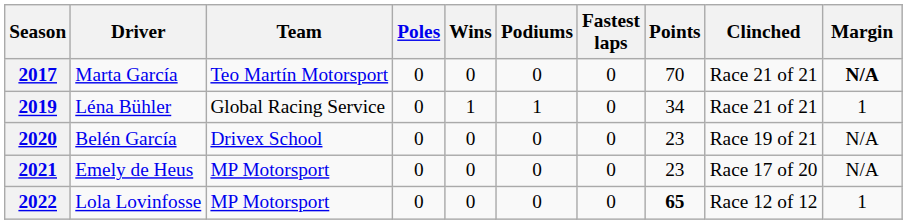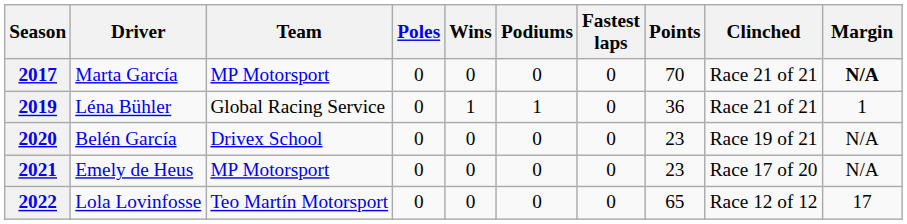(299, 74) Teo Martín Motorsport -> (270, 74) MP Motorsport
(675, 106) 34 -> (675, 106) 36
(270, 202) MP Motorsport -> (299, 202) Teo Martín Motorsport
(675, 202) bold -> (675, 202) normal
(862, 202) 1 -> (862, 202) 17
